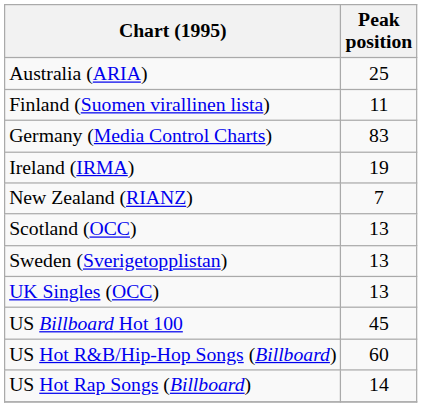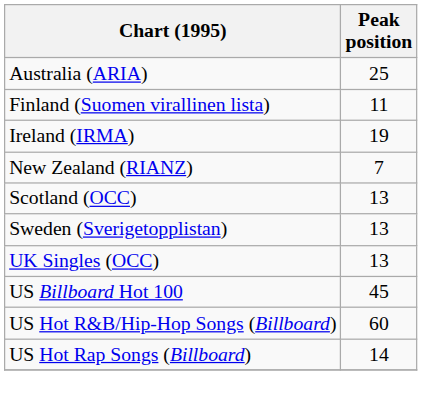- row: (141, 135)
